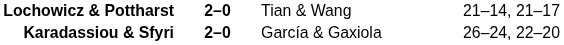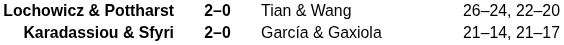(511, 10) 21–14, 21–17 -> (511, 10) 26–24, 22–20
(511, 32) 26–24, 22–20 -> (511, 32) 21–14, 21–17
